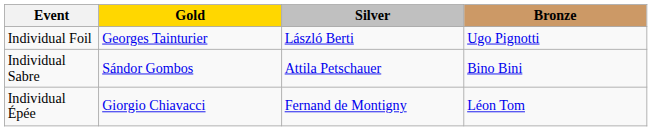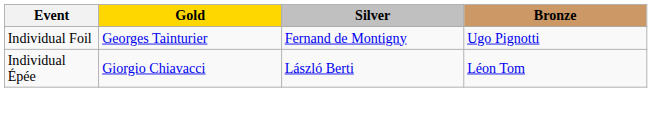(319, 37) László Berti -> (346, 37) Fernand de Montigny
- row: (37, 68)
(346, 106) Fernand de Montigny -> (319, 68) László Berti
